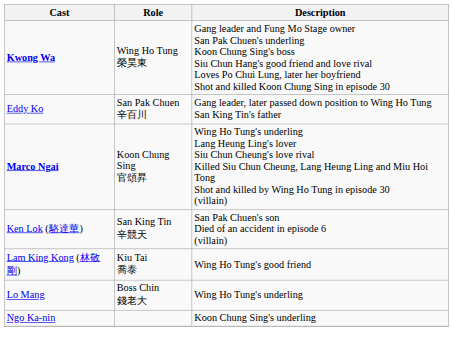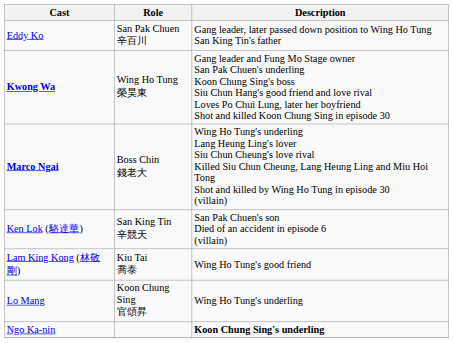rows swapped: (25, 109) <-> (31, 57)
(143, 166) Koon Chung Sing 官頌昇 -> (138, 166) Boss Chin 錢老大
(138, 294) Boss Chin 錢老大 -> (143, 300) Koon Chung Sing 官頌昇
(255, 318) normal -> (259, 329) bold
